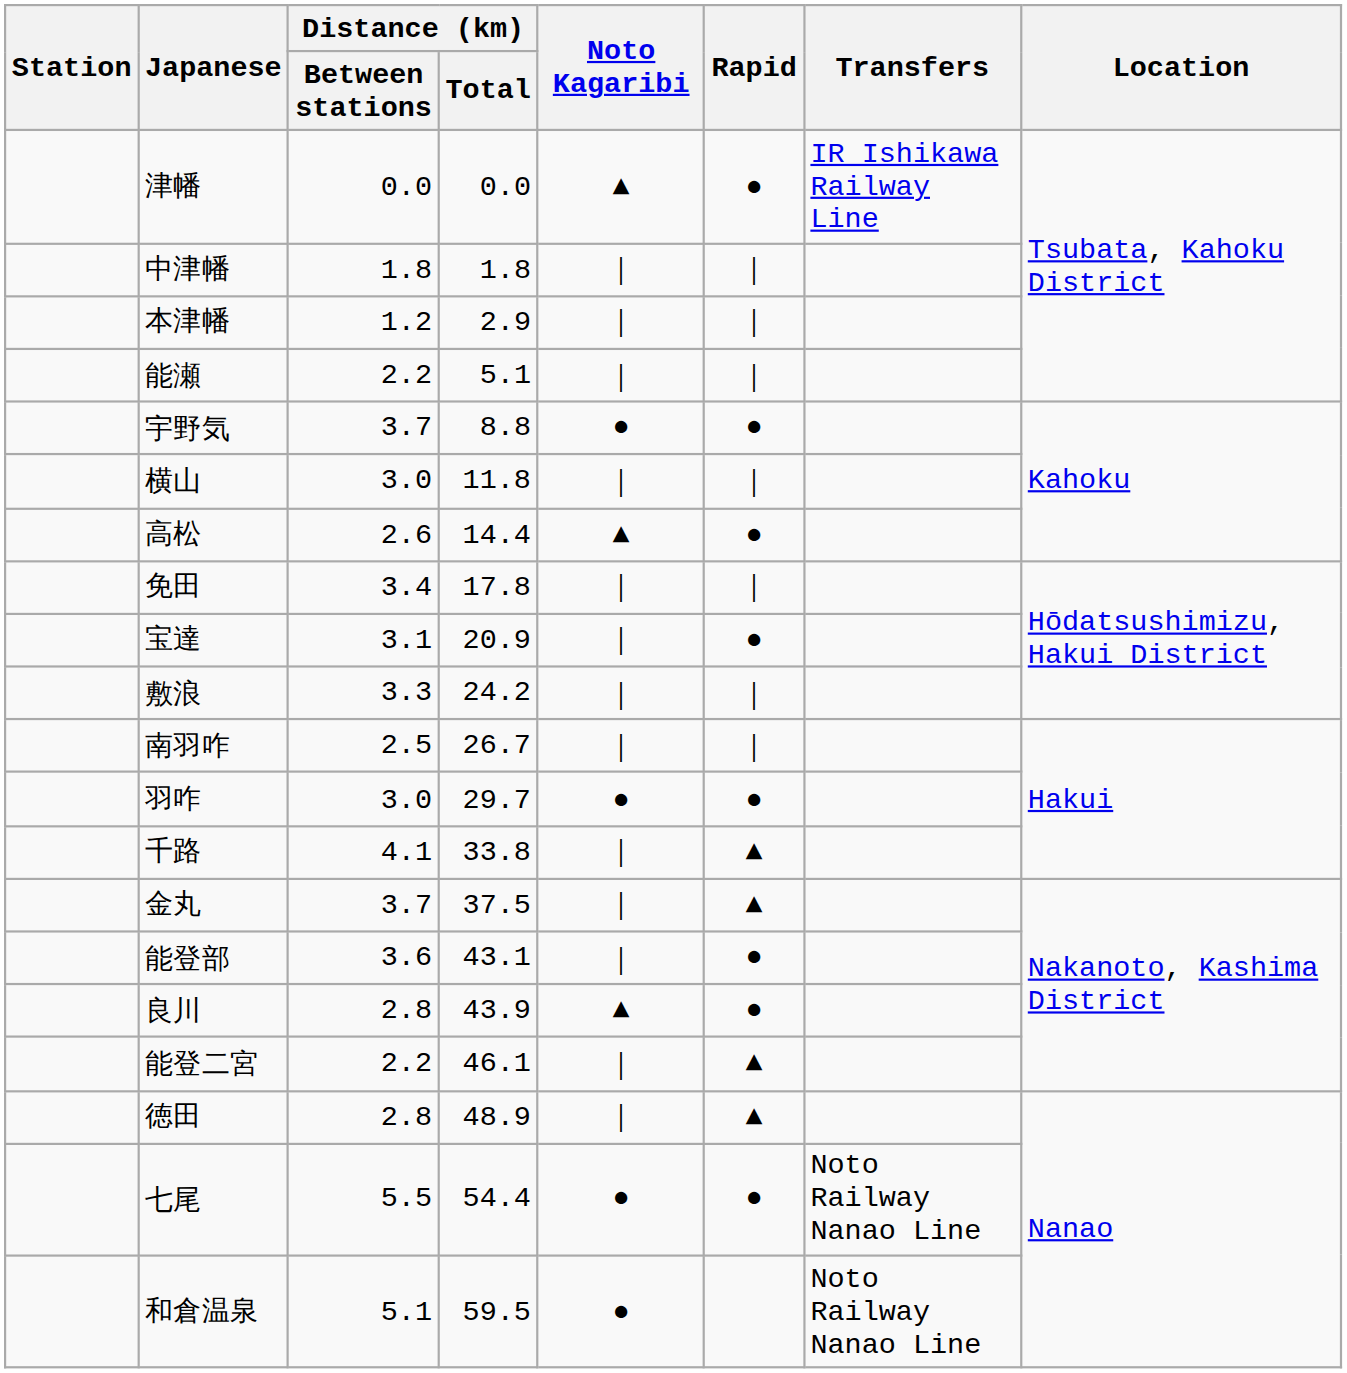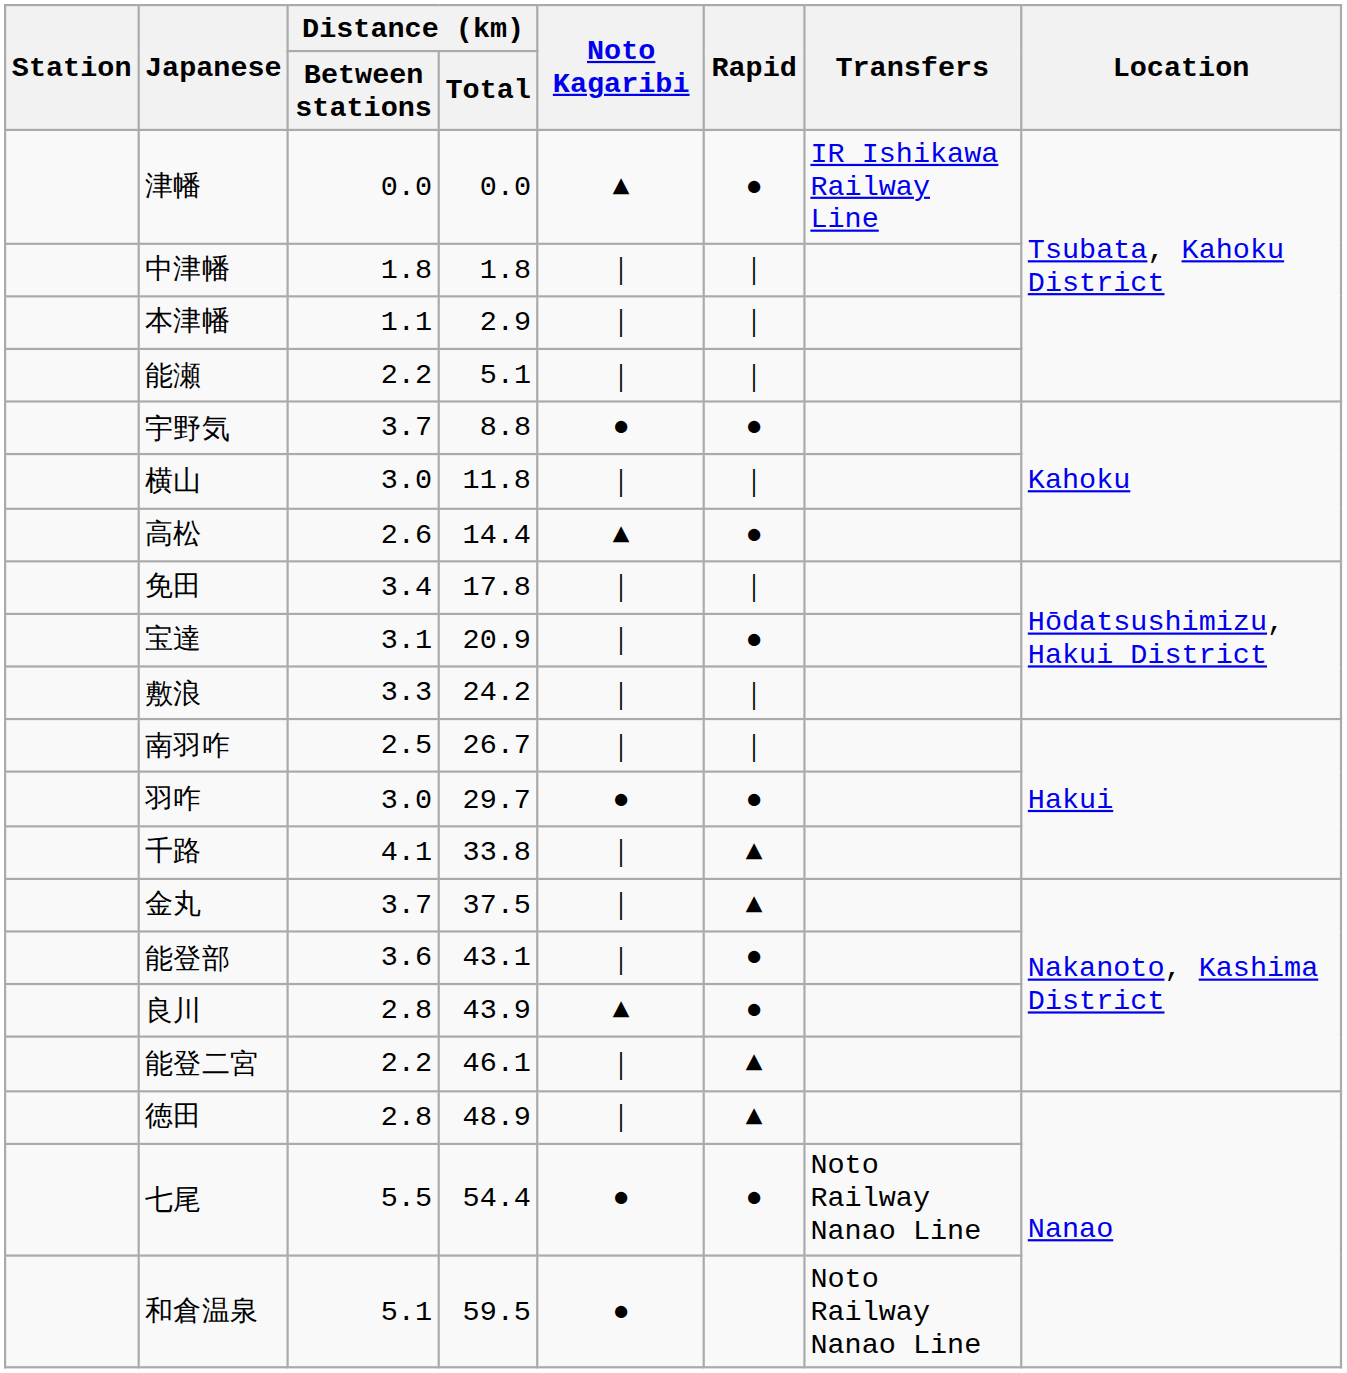(406, 322) 1.2 -> (406, 322) 1.1
